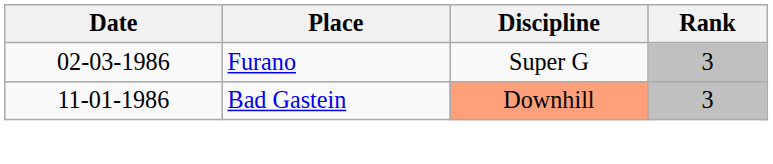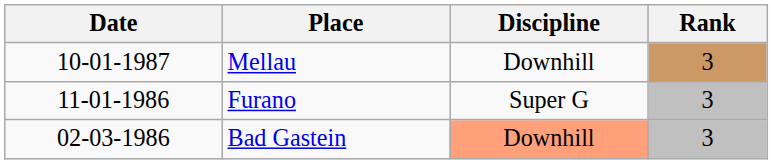+ row: (262, 61)
(113, 61) 02-03-1986 -> (113, 100) 11-01-1986
(113, 100) 11-01-1986 -> (113, 138) 02-03-1986
